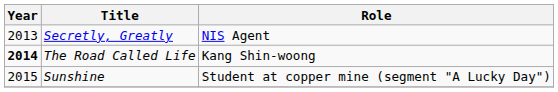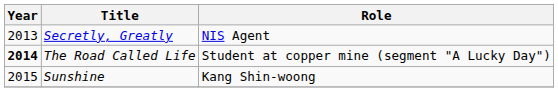(259, 56) Kang Shin-woong -> (376, 56) Student at copper mine (segment "A Lucky Day")
(376, 76) Student at copper mine (segment "A Lucky Day") -> (259, 76) Kang Shin-woong
